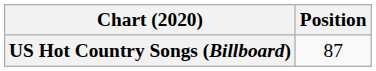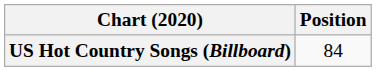(333, 50) 87 -> (333, 50) 84
